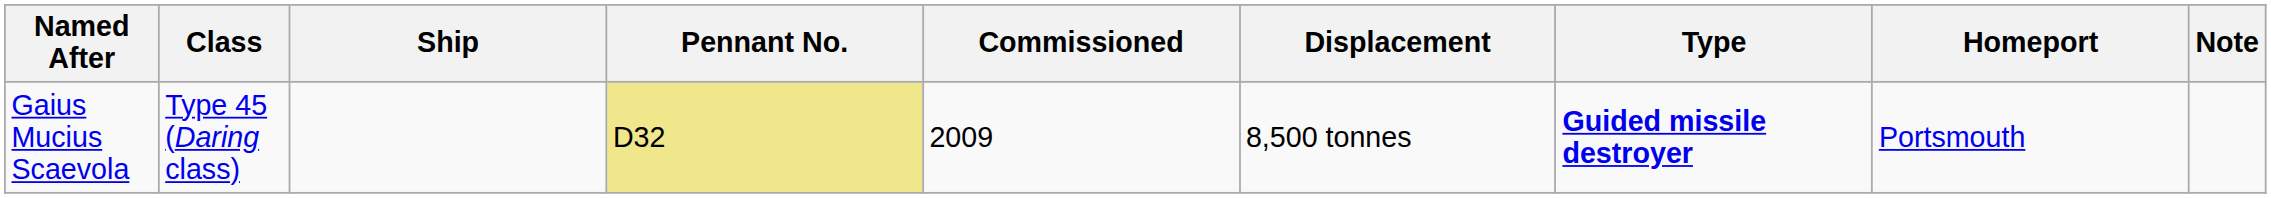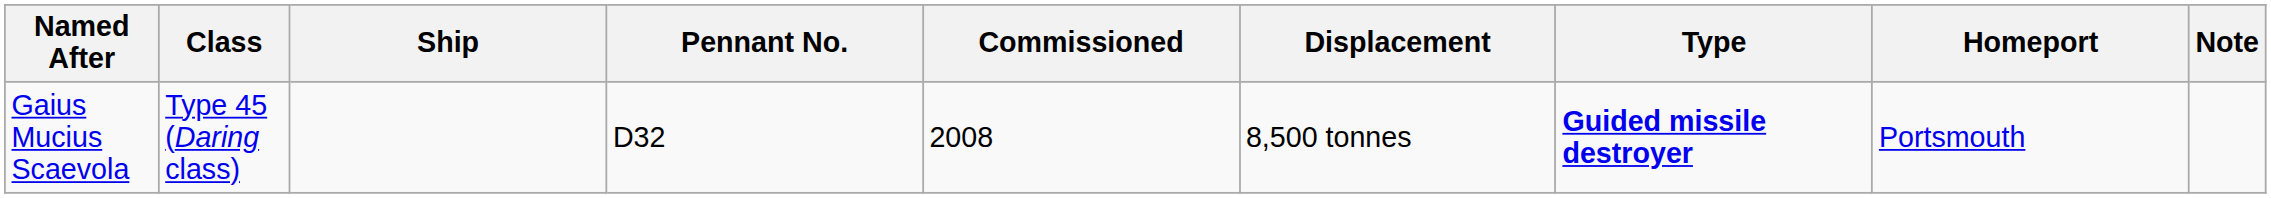(639, 137) khaki background -> (639, 137) no background
(961, 137) 2009 -> (961, 137) 2008
